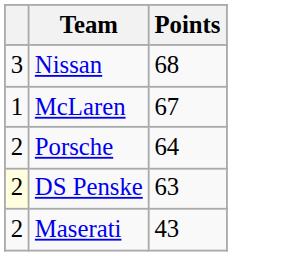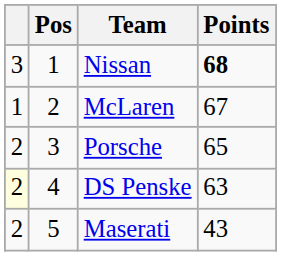+ column: (53, 24)
(167, 65) normal -> (216, 65) bold
(167, 147) 64 -> (216, 147) 65
